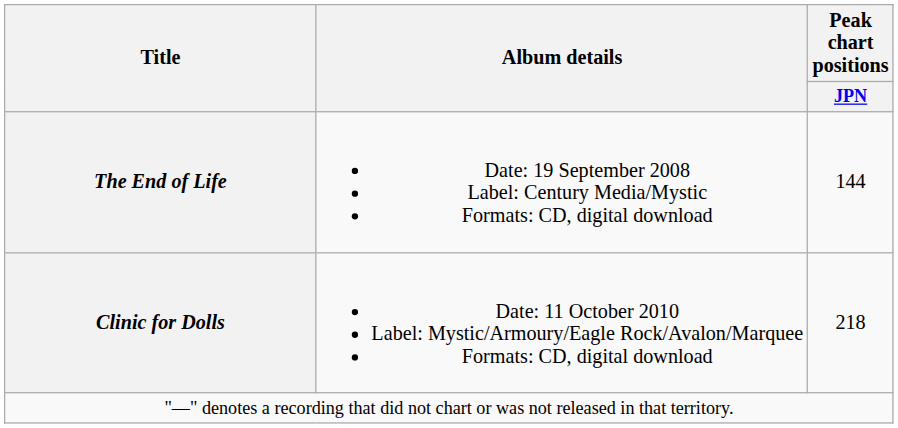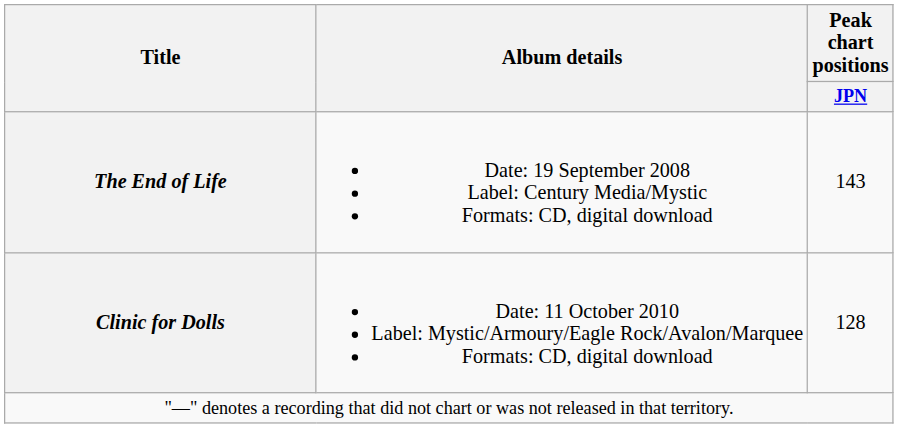(851, 181) 144 -> (851, 181) 143
(851, 322) 218 -> (851, 322) 128
